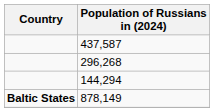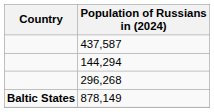rows swapped: (101, 62) <-> (101, 80)
